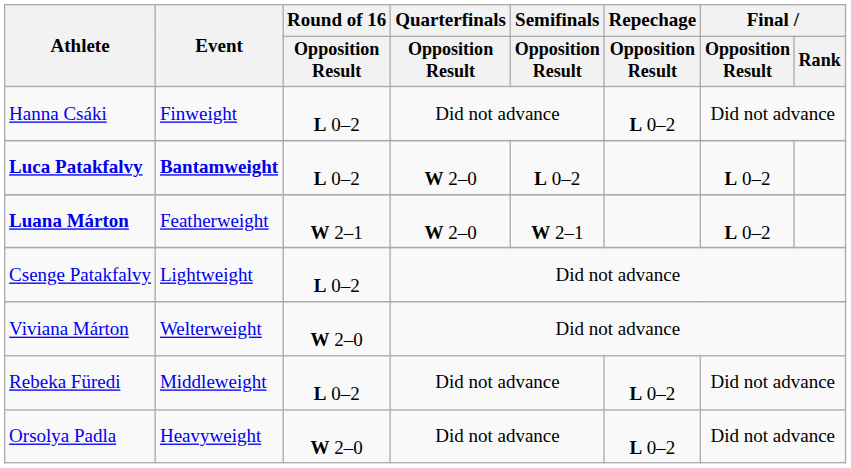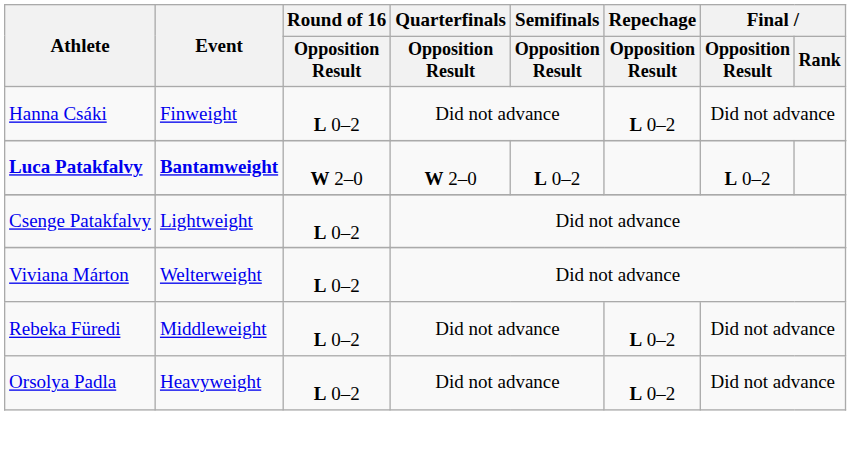(337, 178) L 0–2 -> (337, 178) W 2–0
- row: (69, 221)
(337, 340) W 2–0 -> (337, 286) L 0–2
(337, 447) W 2–0 -> (337, 394) L 0–2
